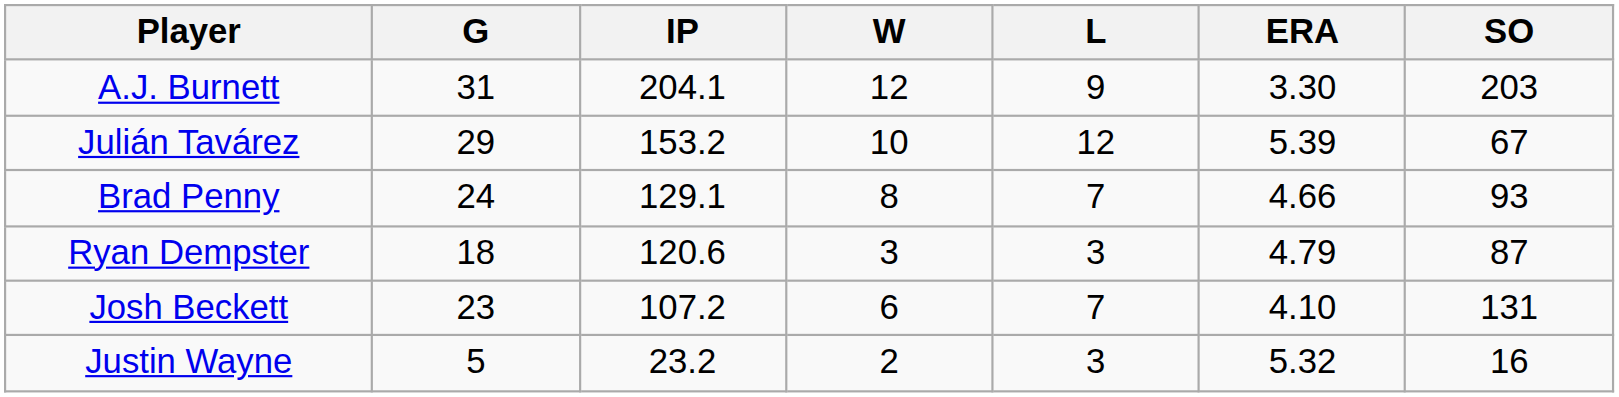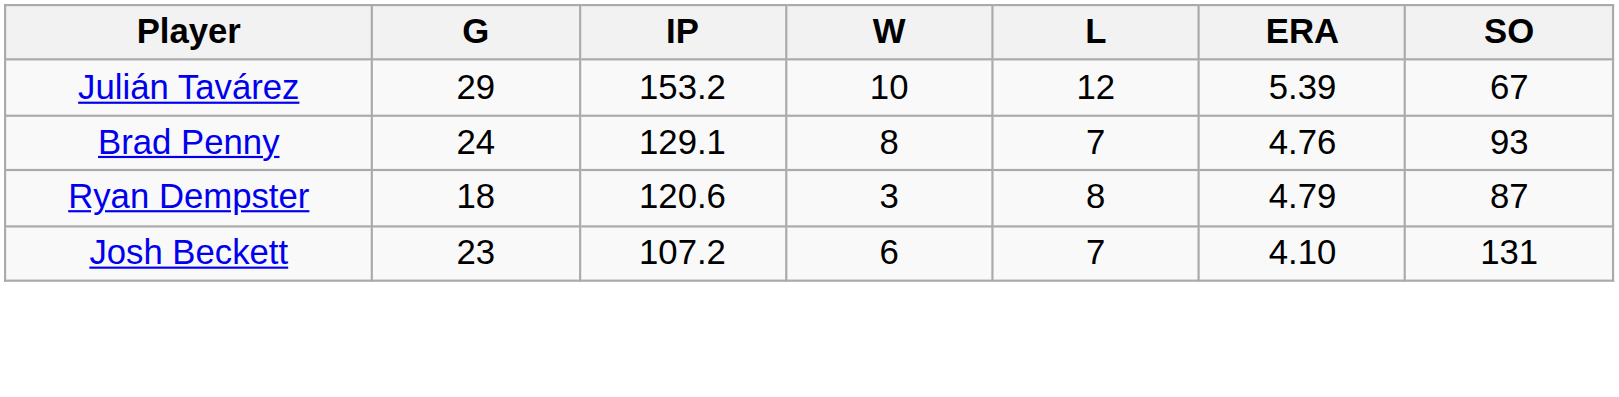- row: (189, 87)
(1302, 197) 4.66 -> (1302, 142) 4.76
(1096, 252) 3 -> (1096, 197) 8
- row: (189, 362)
